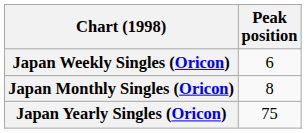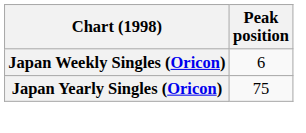- row: (121, 88)
